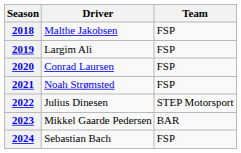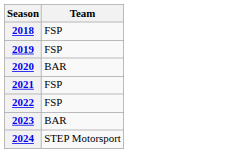- column: (98, 13)
(166, 66) FSP -> (55, 66) BAR
(195, 102) STEP Motorsport -> (53, 102) FSP
(166, 138) FSP -> (82, 138) STEP Motorsport
